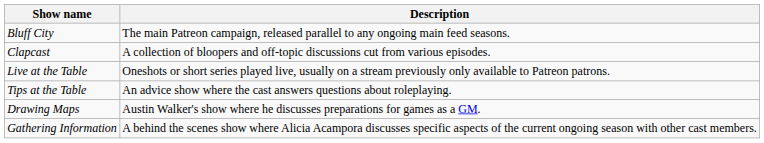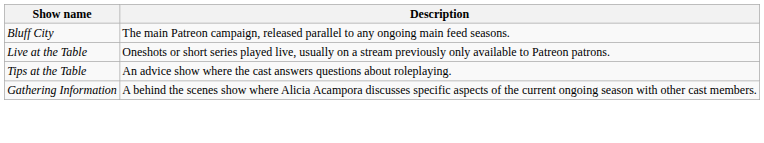- row: (28, 52)
- row: (43, 109)
